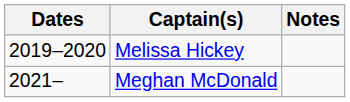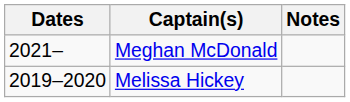rows swapped: (179, 50) <-> (196, 81)
